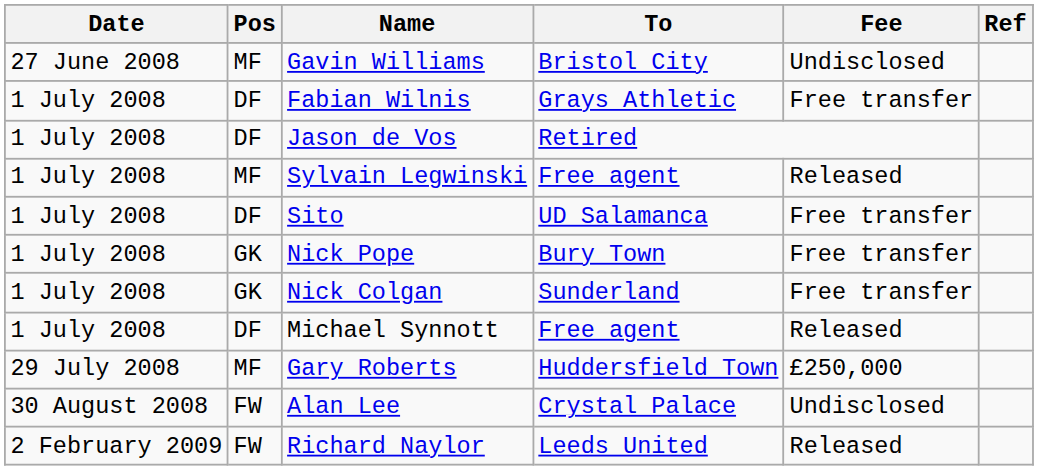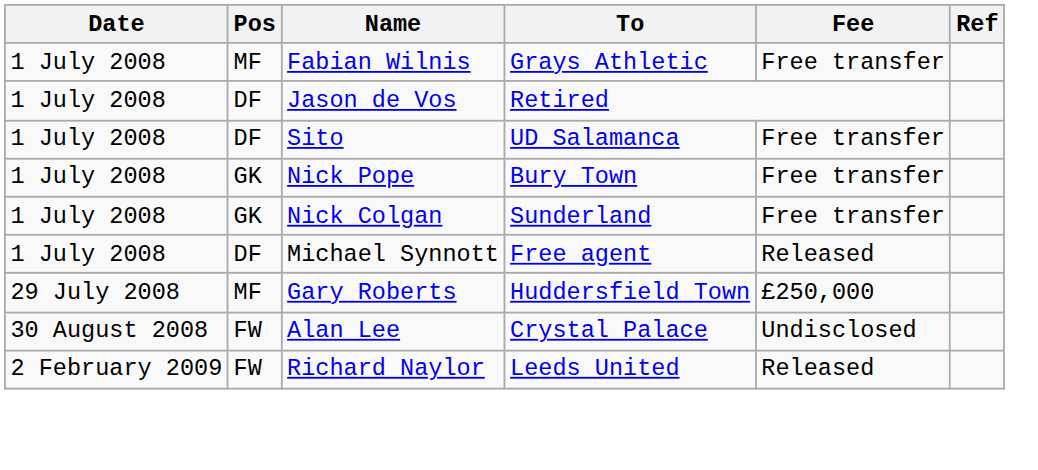- row: (386, 62)
(248, 101) DF -> (248, 62) MF
- row: (407, 177)
